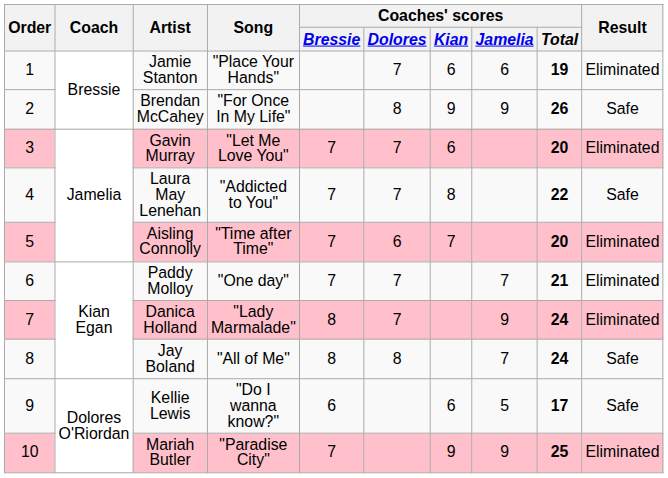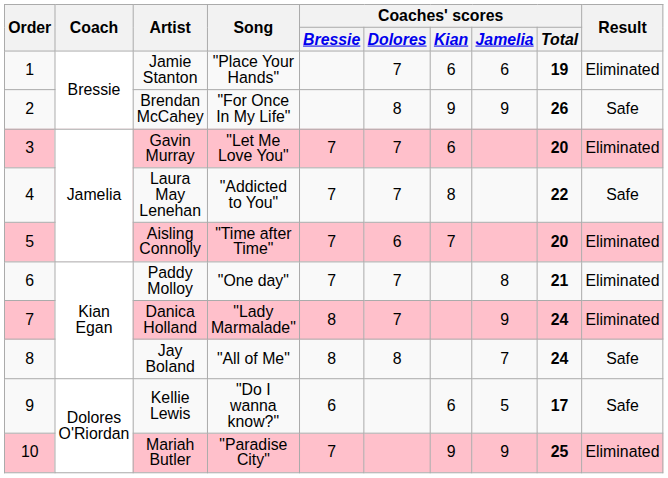(505, 281) 7 -> (505, 281) 8
